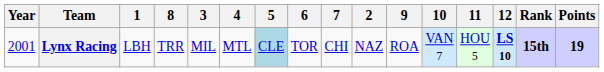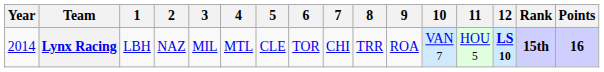columns swapped: (369, 16) <-> (171, 16)
(22, 47) 2001 -> (22, 47) 2014
(271, 47) lightblue background -> (273, 47) no background
(577, 47) 19 -> (577, 47) 16
